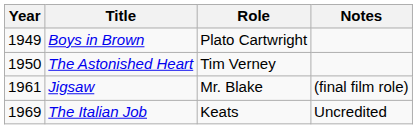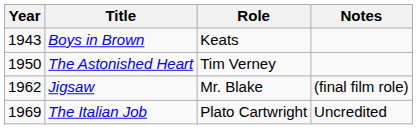(25, 40) 1949 -> (25, 40) 1943
(254, 40) Plato Cartwright -> (219, 40) Keats
(25, 87) 1961 -> (25, 87) 1962
(219, 111) Keats -> (254, 111) Plato Cartwright
